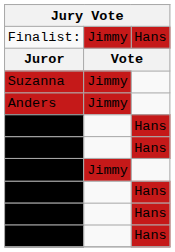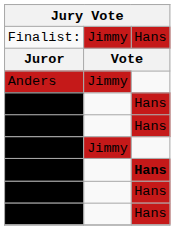- row: (36, 82)
(150, 192) normal -> (150, 170) bold
rows swapped: (24, 214) <-> (32, 236)
